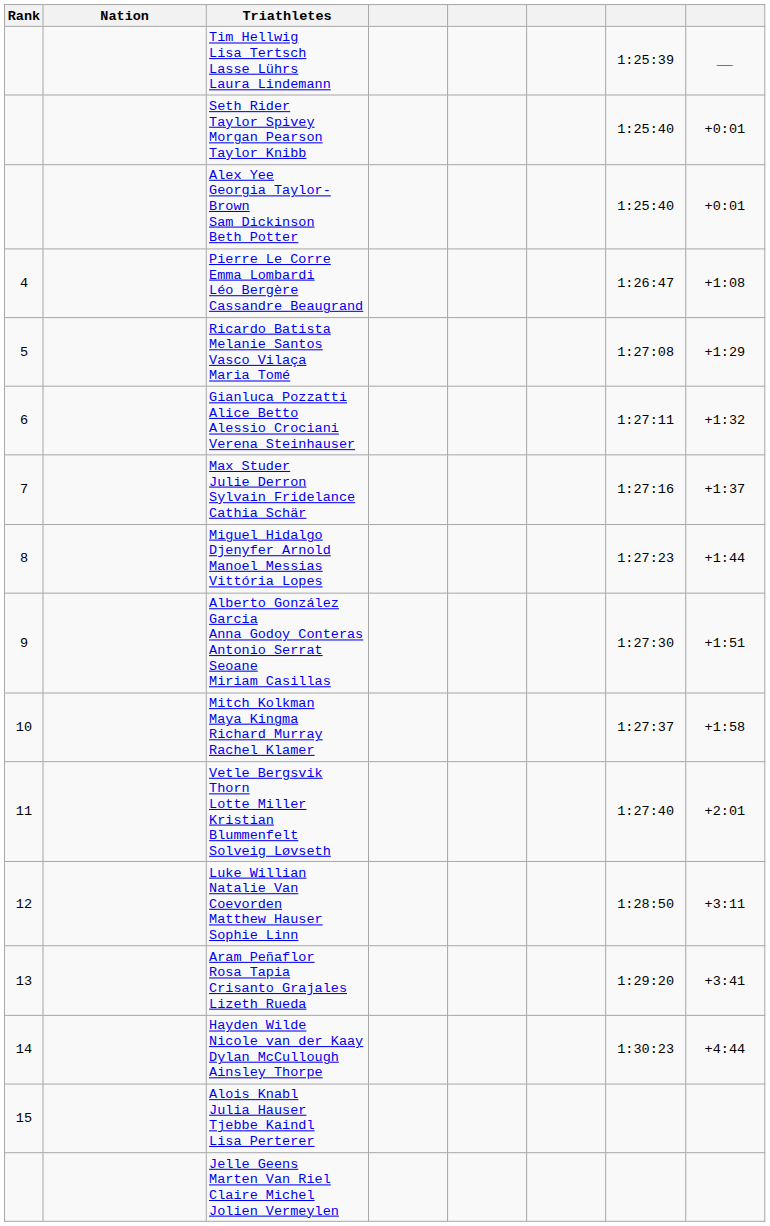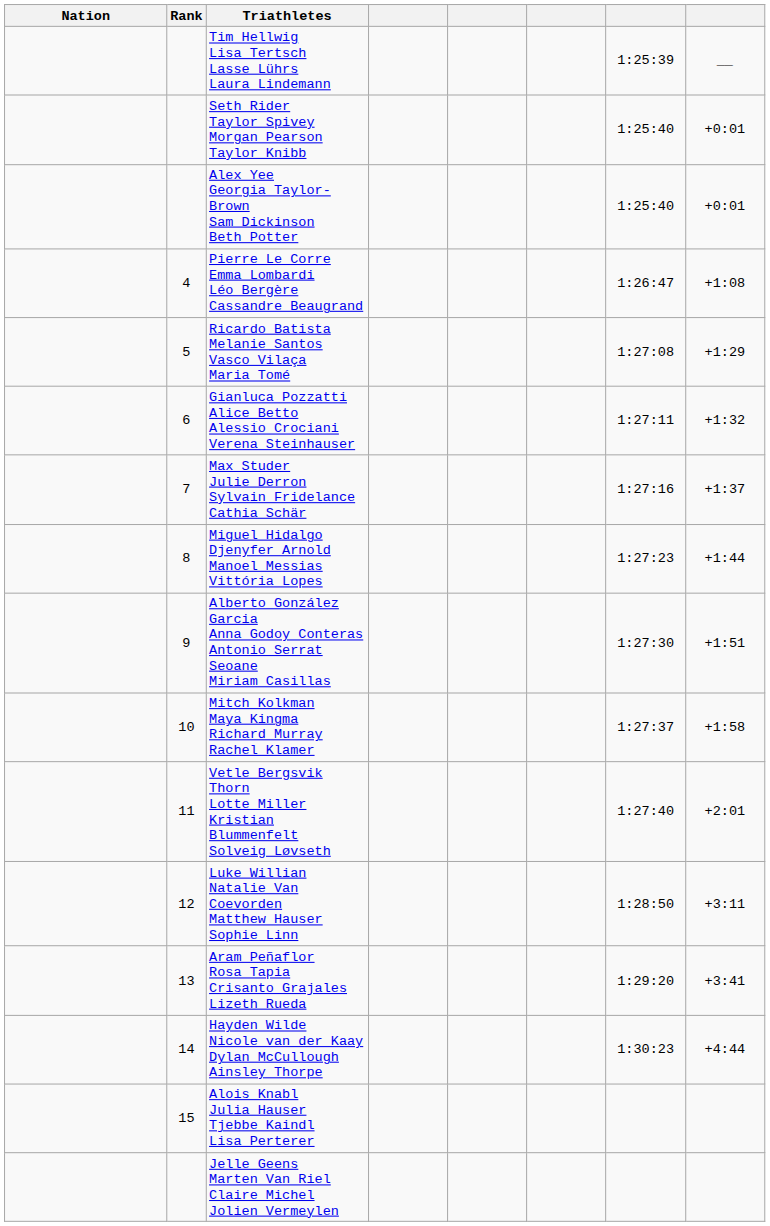columns swapped: (24, 16) <-> (125, 16)
